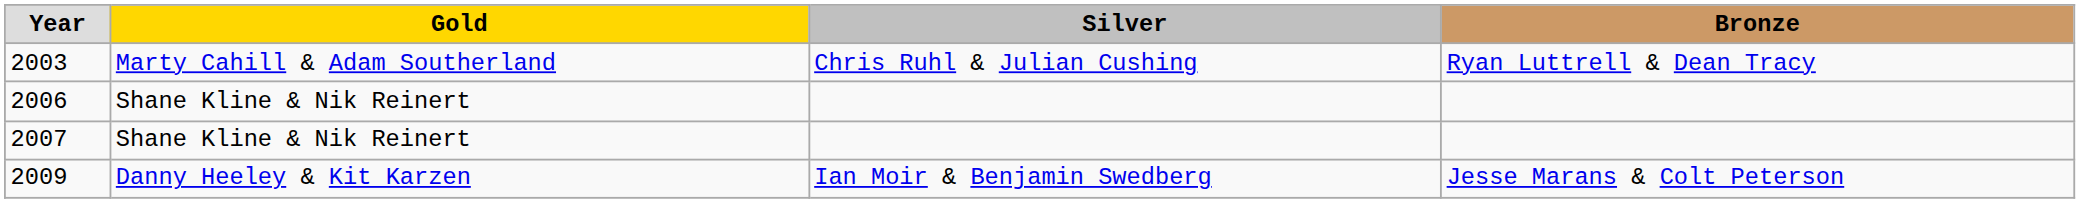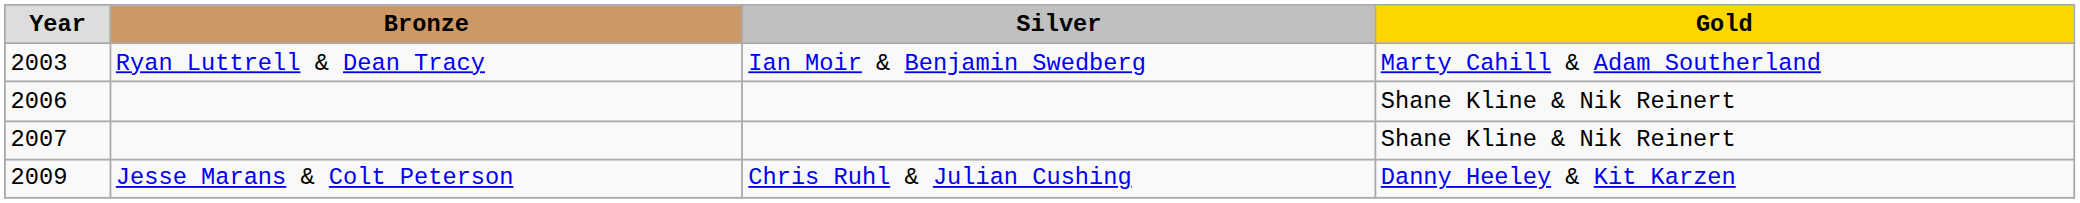columns swapped: (459, 24) <-> (1757, 24)
(1006, 63) Chris Ruhl & Julian Cushing -> (947, 63) Ian Moir & Benjamin Swedberg
(1013, 178) Ian Moir & Benjamin Swedberg -> (940, 178) Chris Ruhl & Julian Cushing
